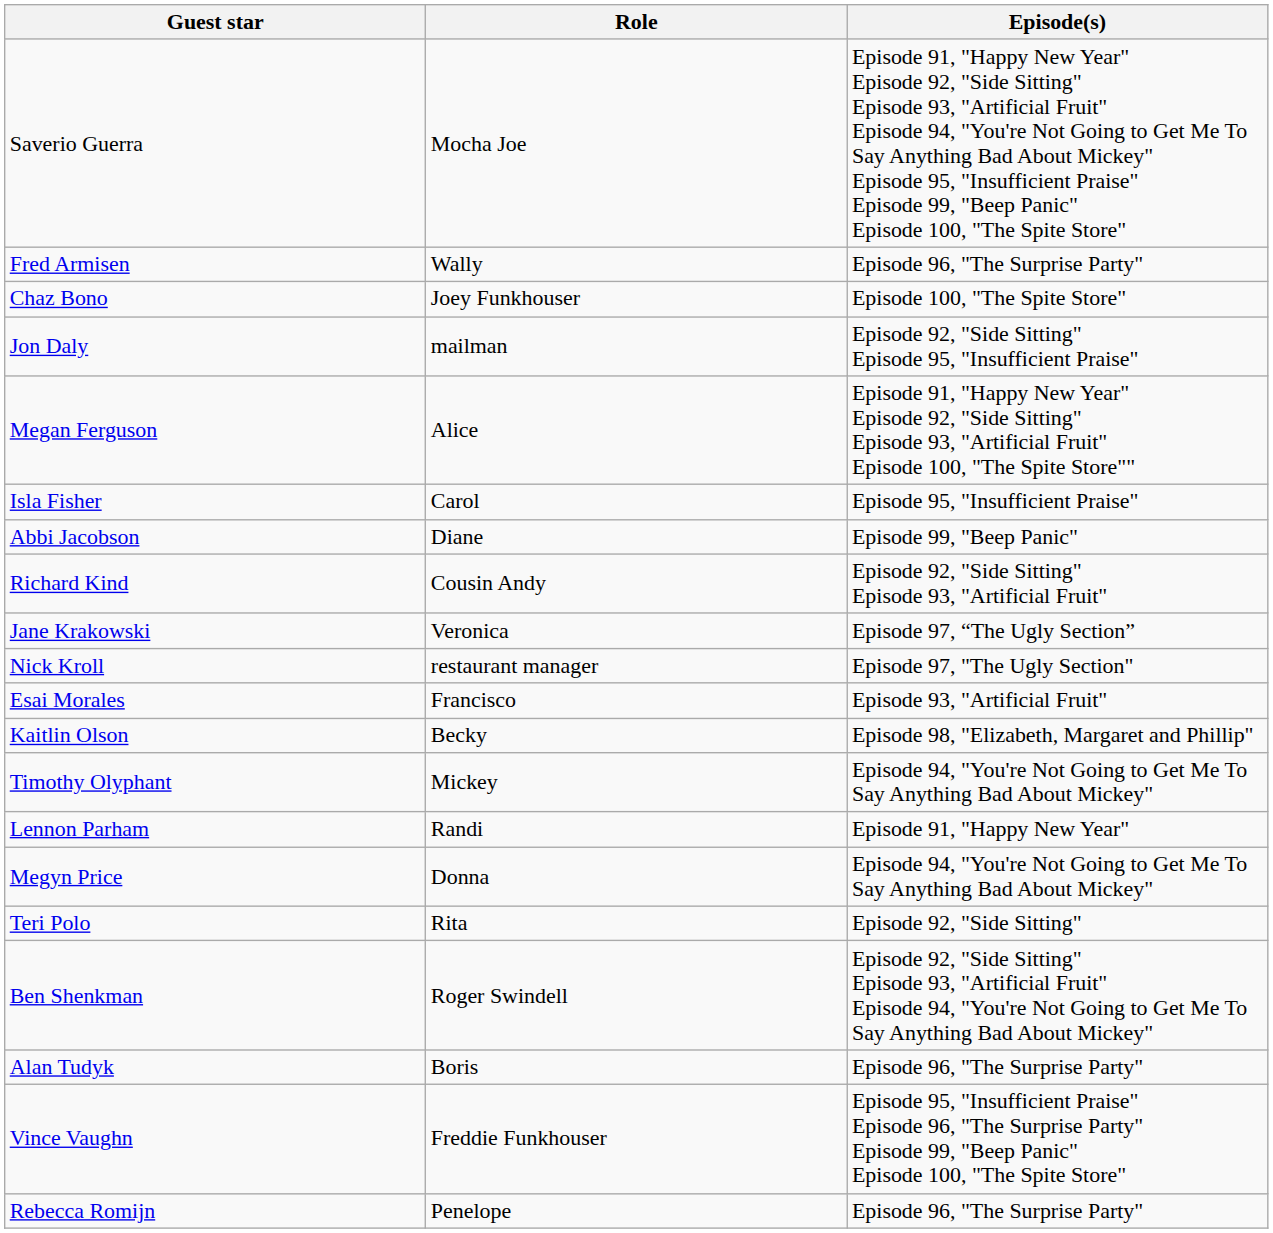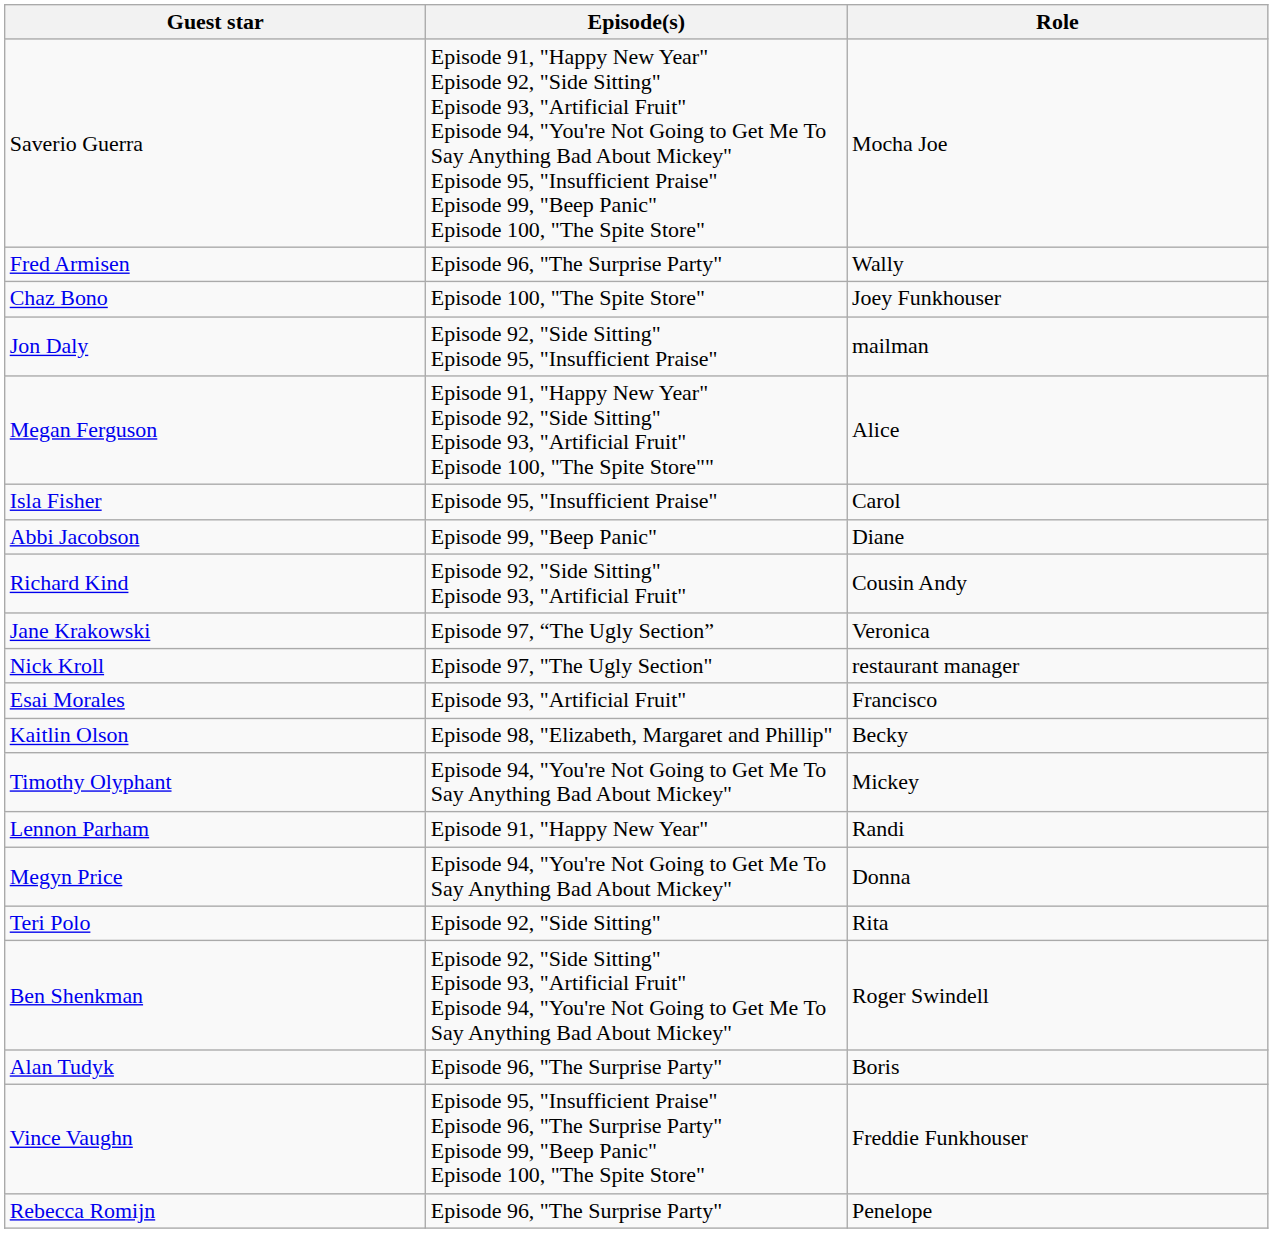columns swapped: (636, 21) <-> (1057, 21)
